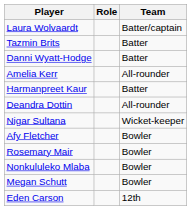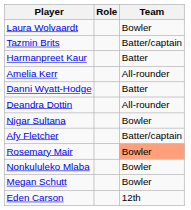(152, 27) Batter/captain -> (137, 27) Bowler
(135, 43) Batter -> (152, 43) Batter/captain
rows swapped: (49, 58) <-> (47, 89)
(153, 120) Wicket-keeper -> (137, 120) Bowler
(137, 136) Bowler -> (152, 136) Batter/captain
(137, 151) no background -> (137, 151) lightsalmon background
